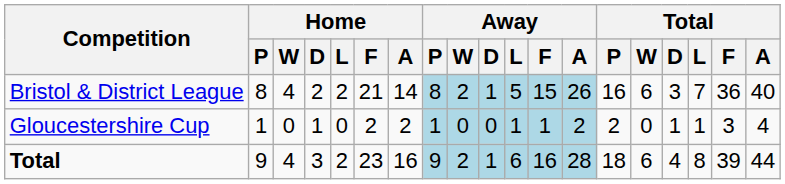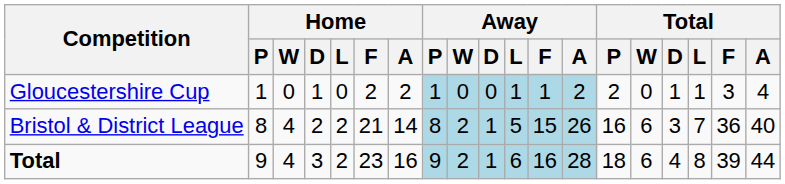rows swapped: (127, 91) <-> (110, 126)
